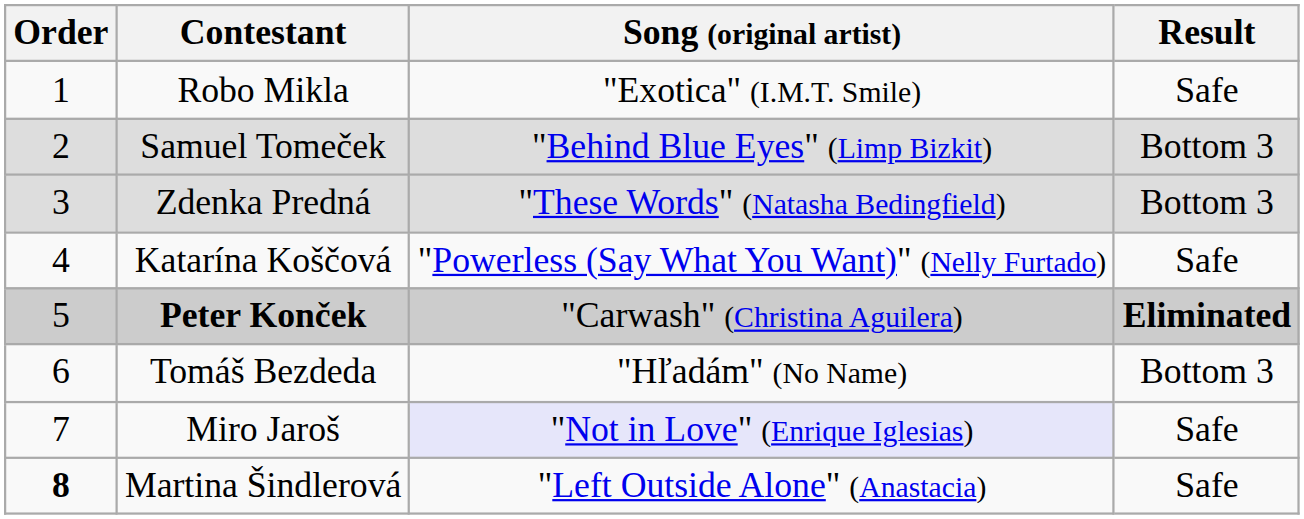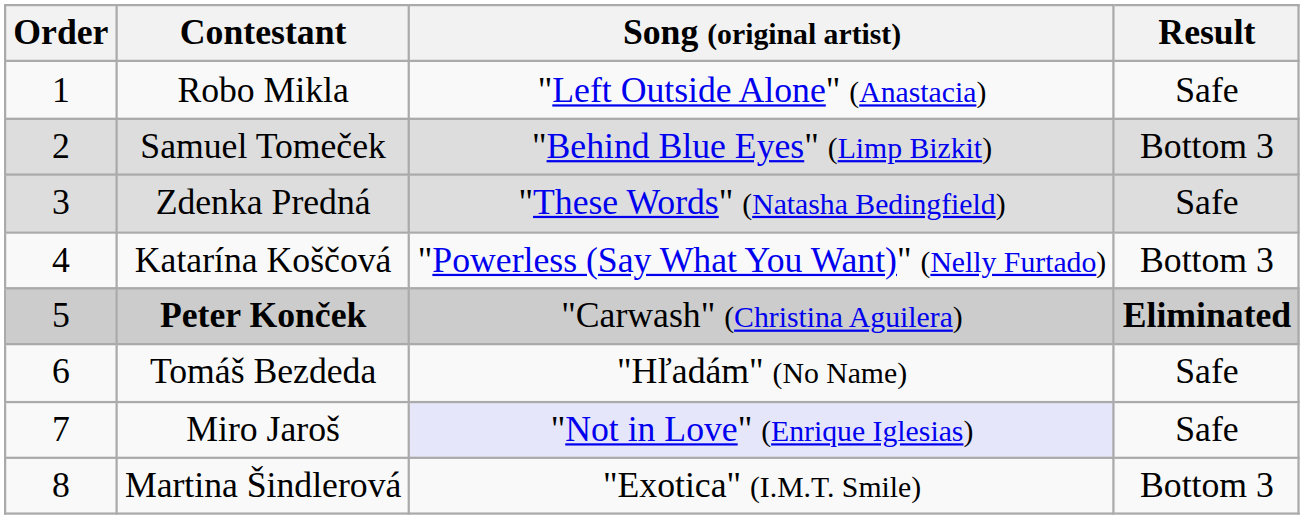(762, 89) "Exotica" (I.M.T. Smile) -> (762, 89) "Left Outside Alone" (Anastacia)
(1207, 202) Bottom 3 -> (1207, 202) Safe
(1207, 259) Safe -> (1207, 259) Bottom 3
(1207, 372) Bottom 3 -> (1207, 372) Safe
(61, 485) bold -> (61, 485) normal
(762, 485) "Left Outside Alone" (Anastacia) -> (762, 485) "Exotica" (I.M.T. Smile)
(1207, 485) Safe -> (1207, 485) Bottom 3
